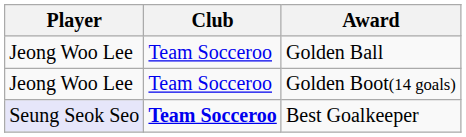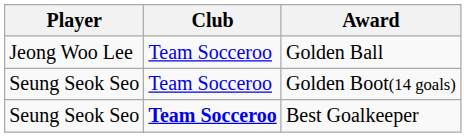(71, 83) Jeong Woo Lee -> (74, 83) Seung Seok Seo
(74, 115) lavender background -> (74, 115) no background
